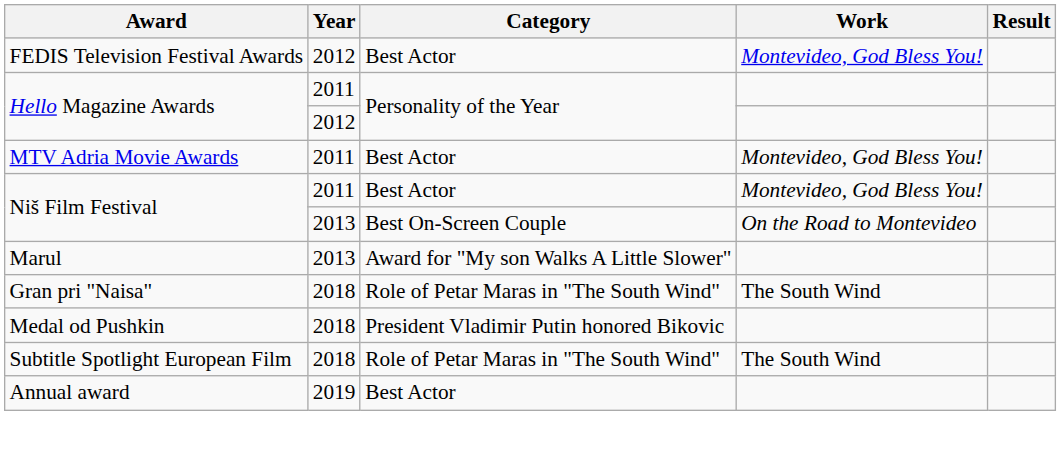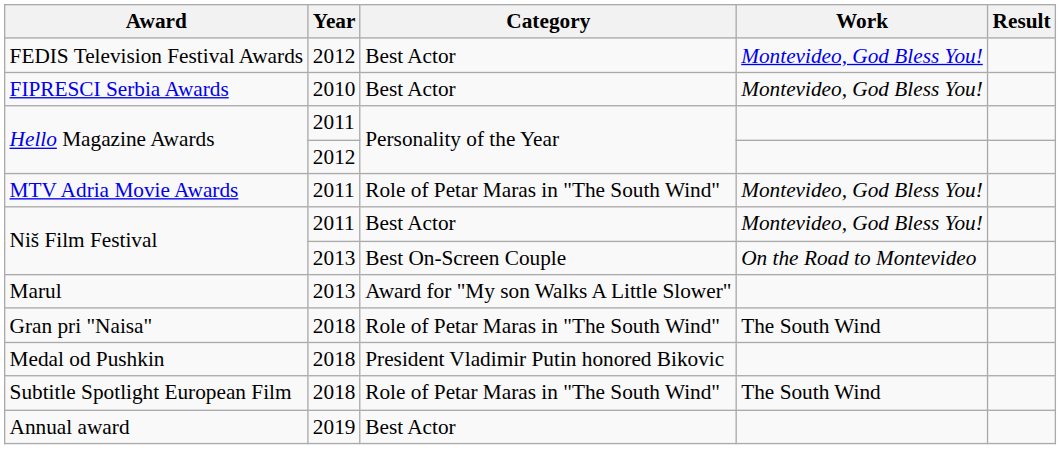+ row: (119, 88)
(410, 156) Best Actor -> (543, 190) Role of Petar Maras in "The South Wind"
